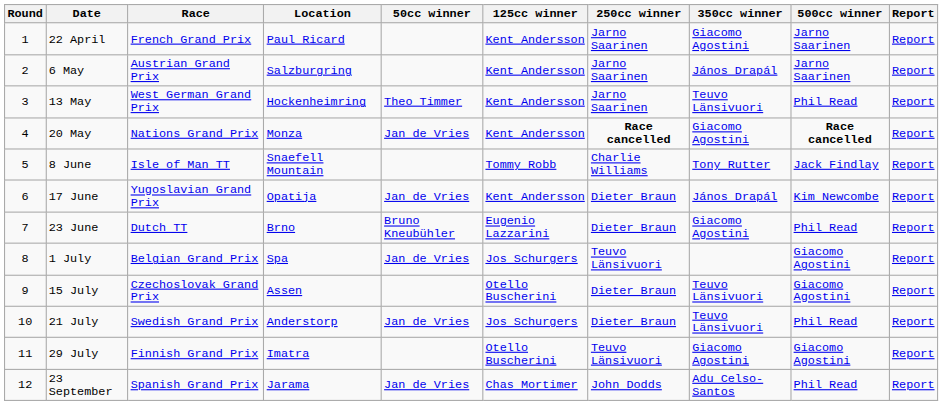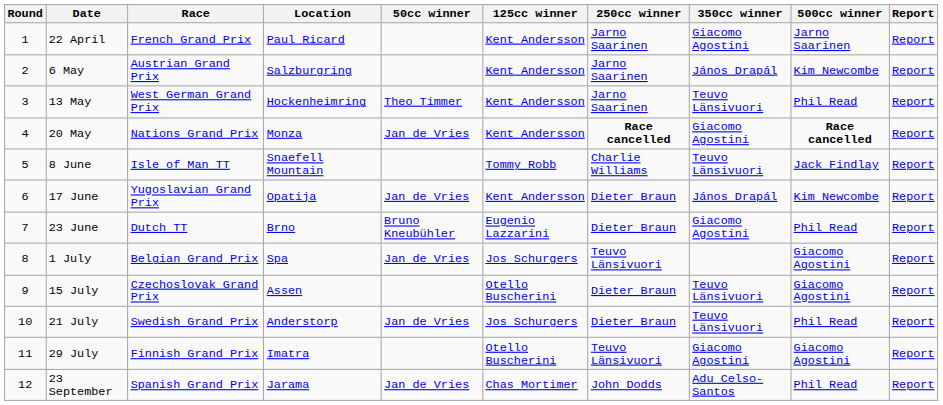(822, 70) Jarno Saarinen -> (836, 70) Kim Newcombe
(731, 165) Tony Rutter -> (728, 165) Teuvo Länsivuori
